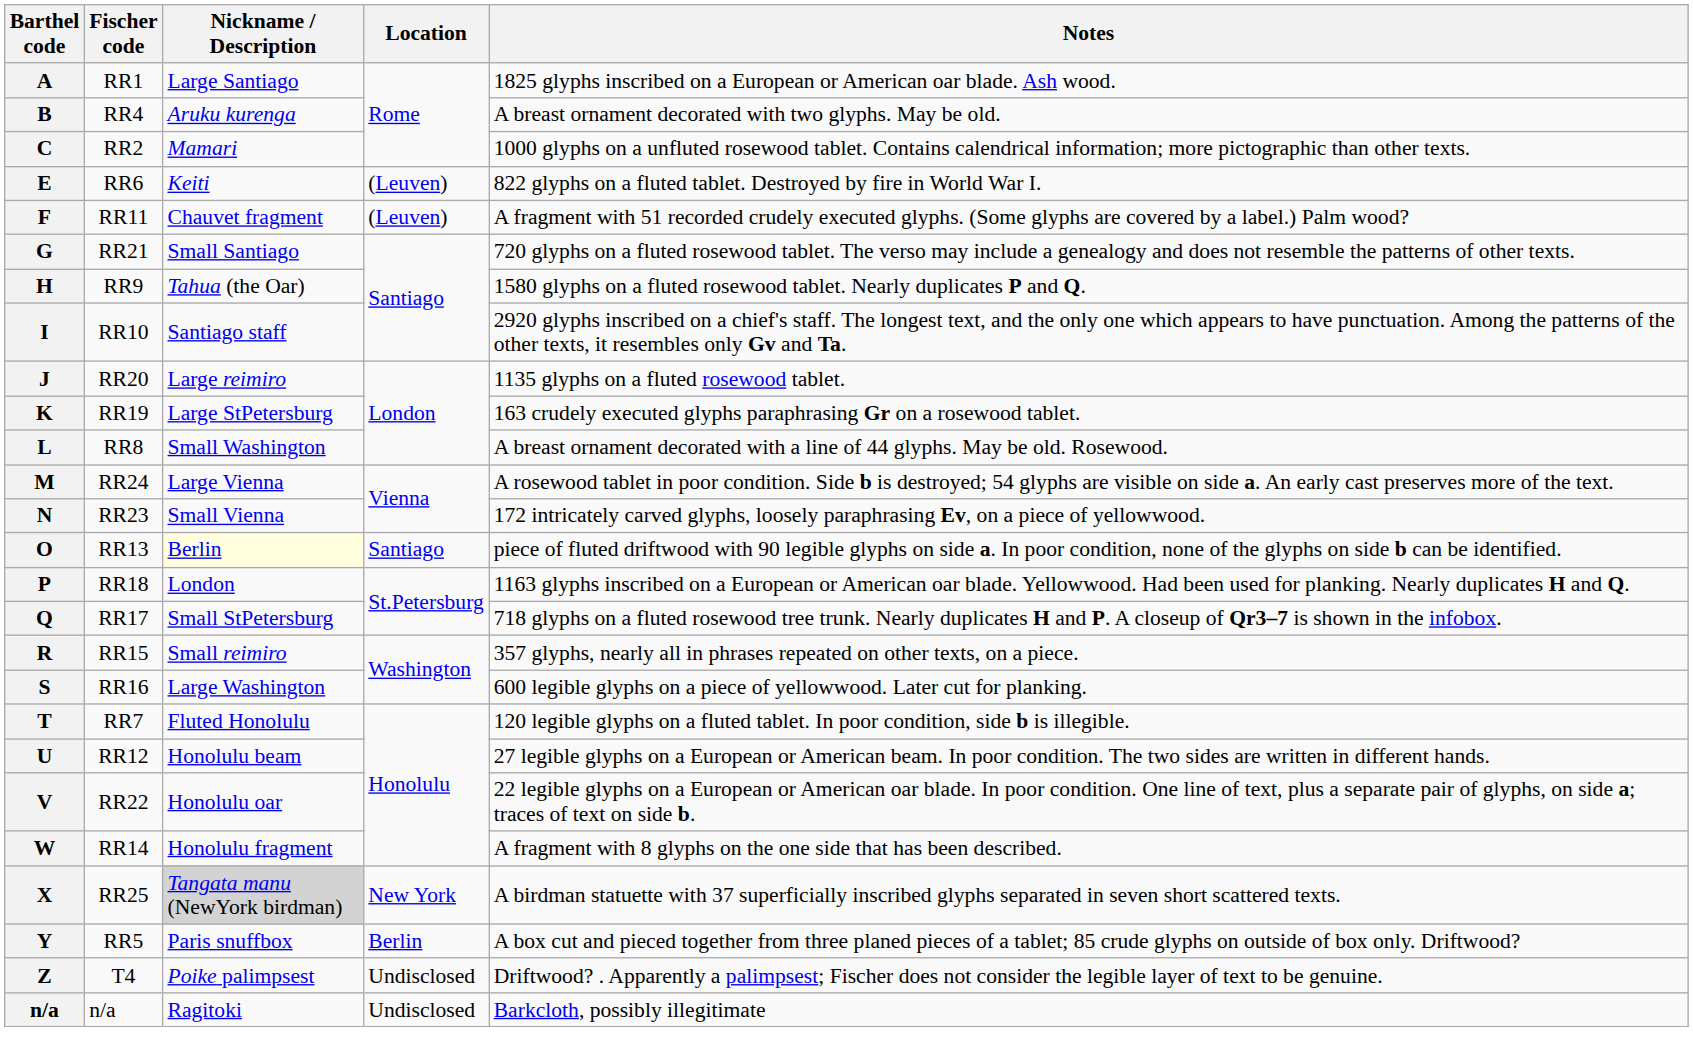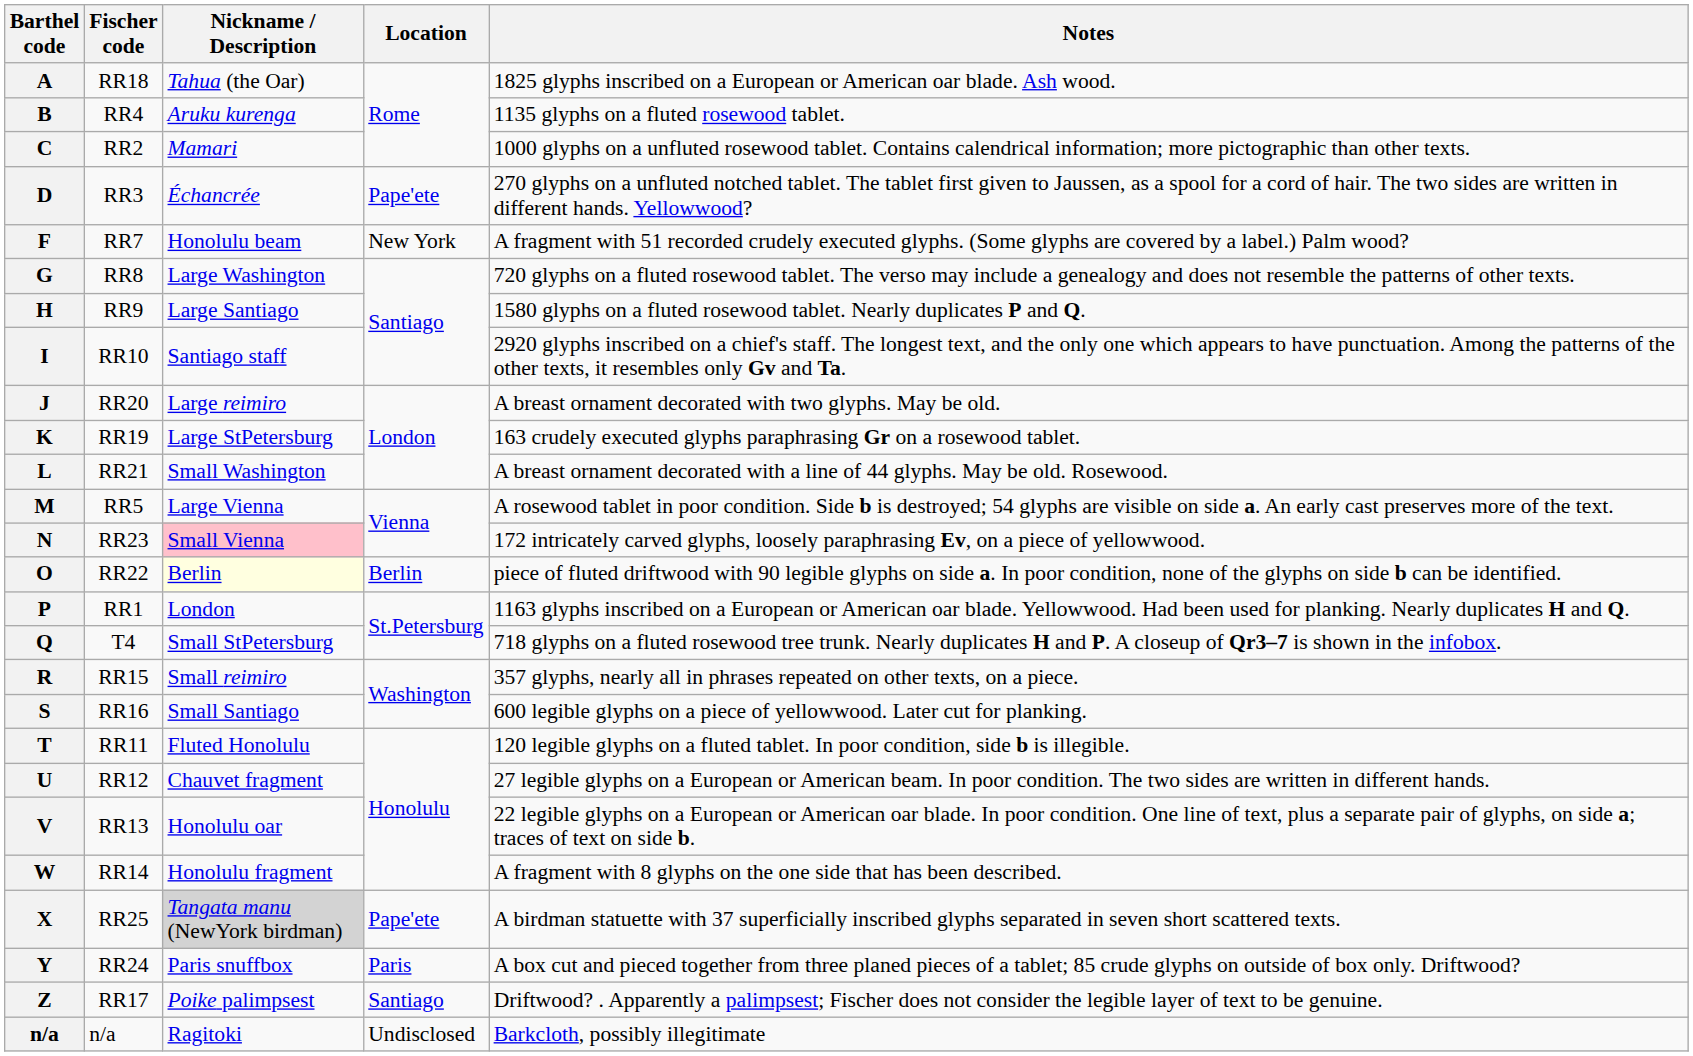(123, 80) RR1 -> (123, 80) RR18
(233, 80) Large Santiago -> (236, 80) Tahua (the Oar)
(747, 114) A breast ornament decorated with two glyphs. May be old. -> (669, 114) 1135 glyphs on a fluted rosewood tablet.
+ row: (44, 195)
- row: (44, 182)
(123, 217) RR11 -> (123, 241) RR7
(245, 217) Chauvet fragment -> (234, 241) Honolulu beam
(408, 217) (Leuven) -> (412, 241) New York
(123, 251) RR21 -> (123, 275) RR8
(233, 251) Small Santiago -> (246, 275) Large Washington
(236, 285) Tahua (the Oar) -> (233, 310) Large Santiago
(669, 378) 1135 glyphs on a fluted rosewood tablet. -> (747, 402) A breast ornament decorated with two glyphs. May be old.
(123, 447) RR8 -> (123, 471) RR21
(123, 481) RR24 -> (123, 505) RR5
(226, 515) no background -> (226, 539) pink background
(123, 549) RR13 -> (123, 574) RR22
(406, 549) Santiago -> (395, 574) Berlin
(123, 584) RR18 -> (123, 608) RR1
(123, 618) RR17 -> (123, 642) T4
(246, 686) Large Washington -> (233, 711) Small Santiago
(123, 721) RR7 -> (123, 745) RR11
(234, 755) Honolulu beam -> (245, 779) Chauvet fragment
(123, 801) RR22 -> (123, 826) RR13
(412, 894) New York -> (404, 918) Pape'ete
(123, 940) RR5 -> (123, 965) RR24
(395, 940) Berlin -> (390, 965) Paris
(123, 975) T4 -> (123, 999) RR17
(422, 975) Undisclosed -> (406, 999) Santiago
